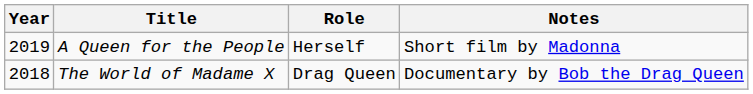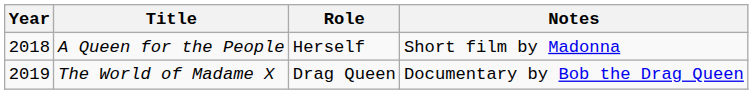(29, 47) 2019 -> (29, 47) 2018
(29, 75) 2018 -> (29, 75) 2019
